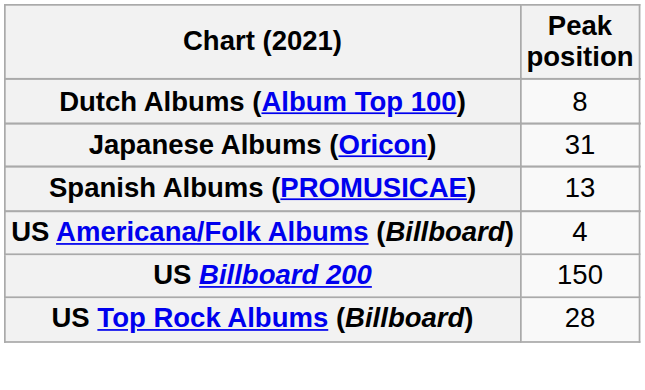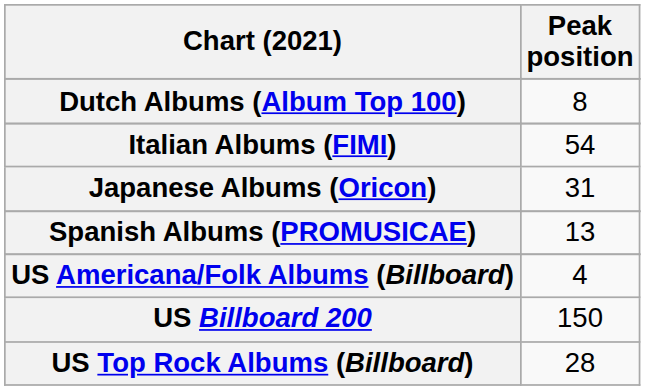+ row: (262, 144)
